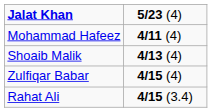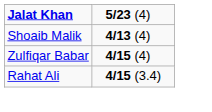- row: (64, 35)
